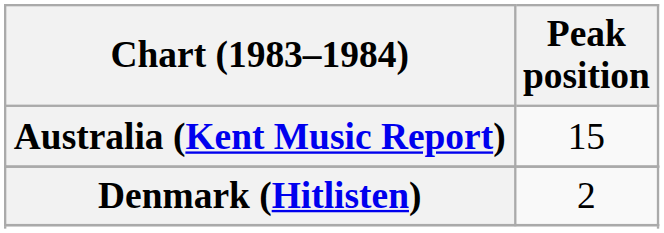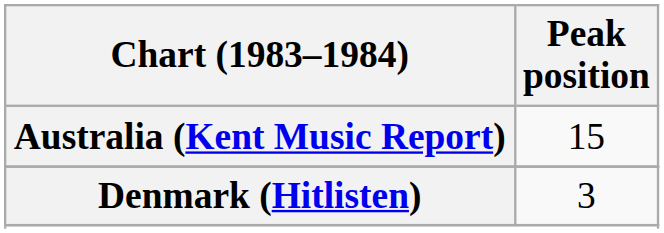(586, 195) 2 -> (586, 195) 3
